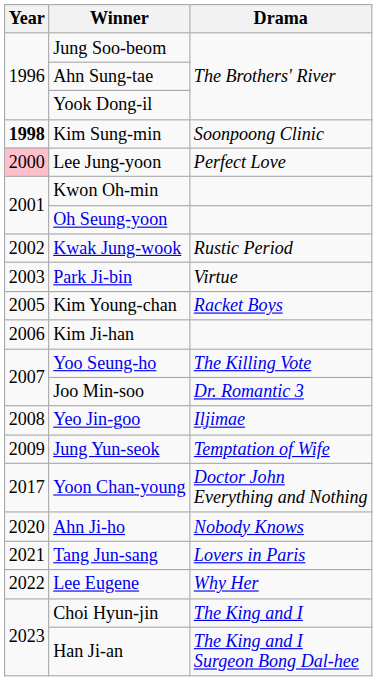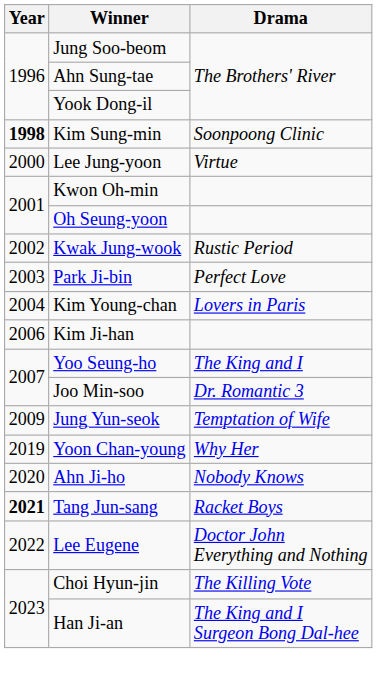(27, 162) pink background -> (27, 162) no background
(240, 162) Perfect Love -> (216, 162) Virtue
(216, 276) Virtue -> (240, 276) Perfect Love
(27, 305) 2005 -> (27, 305) 2004
(238, 305) Racket Boys -> (250, 305) Lovers in Paris
(253, 362) The Killing Vote -> (248, 362) The King and I
- row: (97, 420)
(27, 487) 2017 -> (27, 448) 2019
(281, 487) Doctor John Everything and Nothing -> (226, 448) Why Her
(27, 555) normal -> (27, 506) bold
(250, 555) Lovers in Paris -> (238, 506) Racket Boys
(226, 583) Why Her -> (281, 545) Doctor John Everything and Nothing
(248, 612) The King and I -> (253, 583) The Killing Vote
